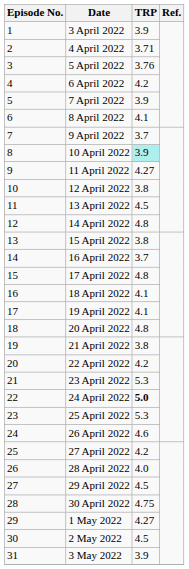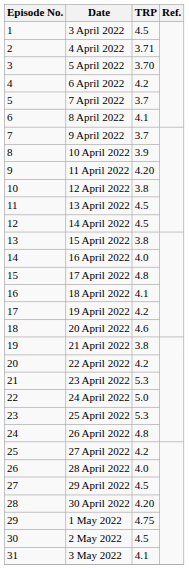(142, 30) 3.9 -> (142, 30) 4.5
(145, 65) 3.76 -> (145, 65) 3.70
(142, 100) 3.9 -> (142, 100) 3.7
(142, 153) paleturquoise background -> (142, 153) no background
(145, 170) 4.27 -> (145, 170) 4.20
(142, 223) 4.8 -> (142, 223) 4.5
(142, 258) 3.7 -> (142, 258) 4.0
(142, 310) 4.1 -> (142, 310) 4.2
(142, 328) 4.8 -> (142, 328) 4.6
(142, 398) bold -> (142, 398) normal
(142, 433) 4.6 -> (142, 433) 4.8
(145, 503) 4.75 -> (145, 503) 4.20
(145, 521) 4.27 -> (145, 521) 4.75
(142, 556) 3.9 -> (142, 556) 4.1
